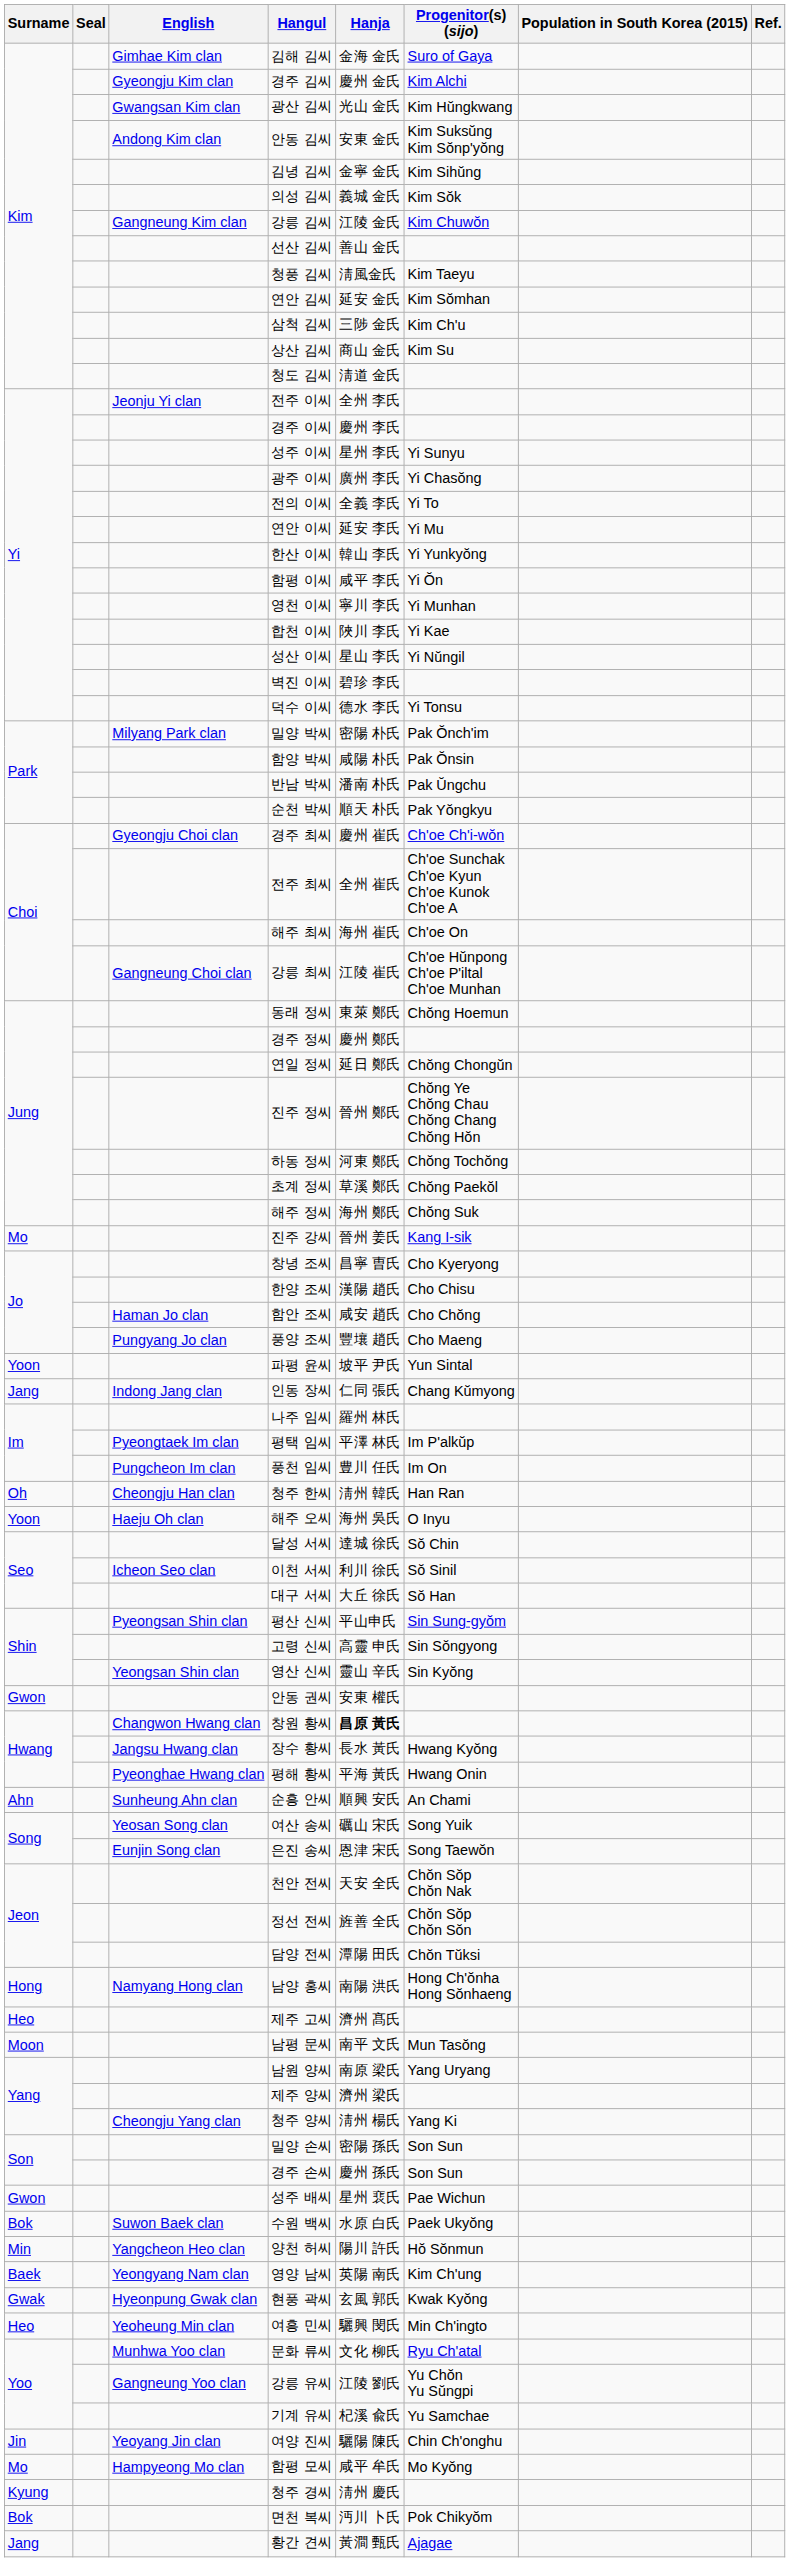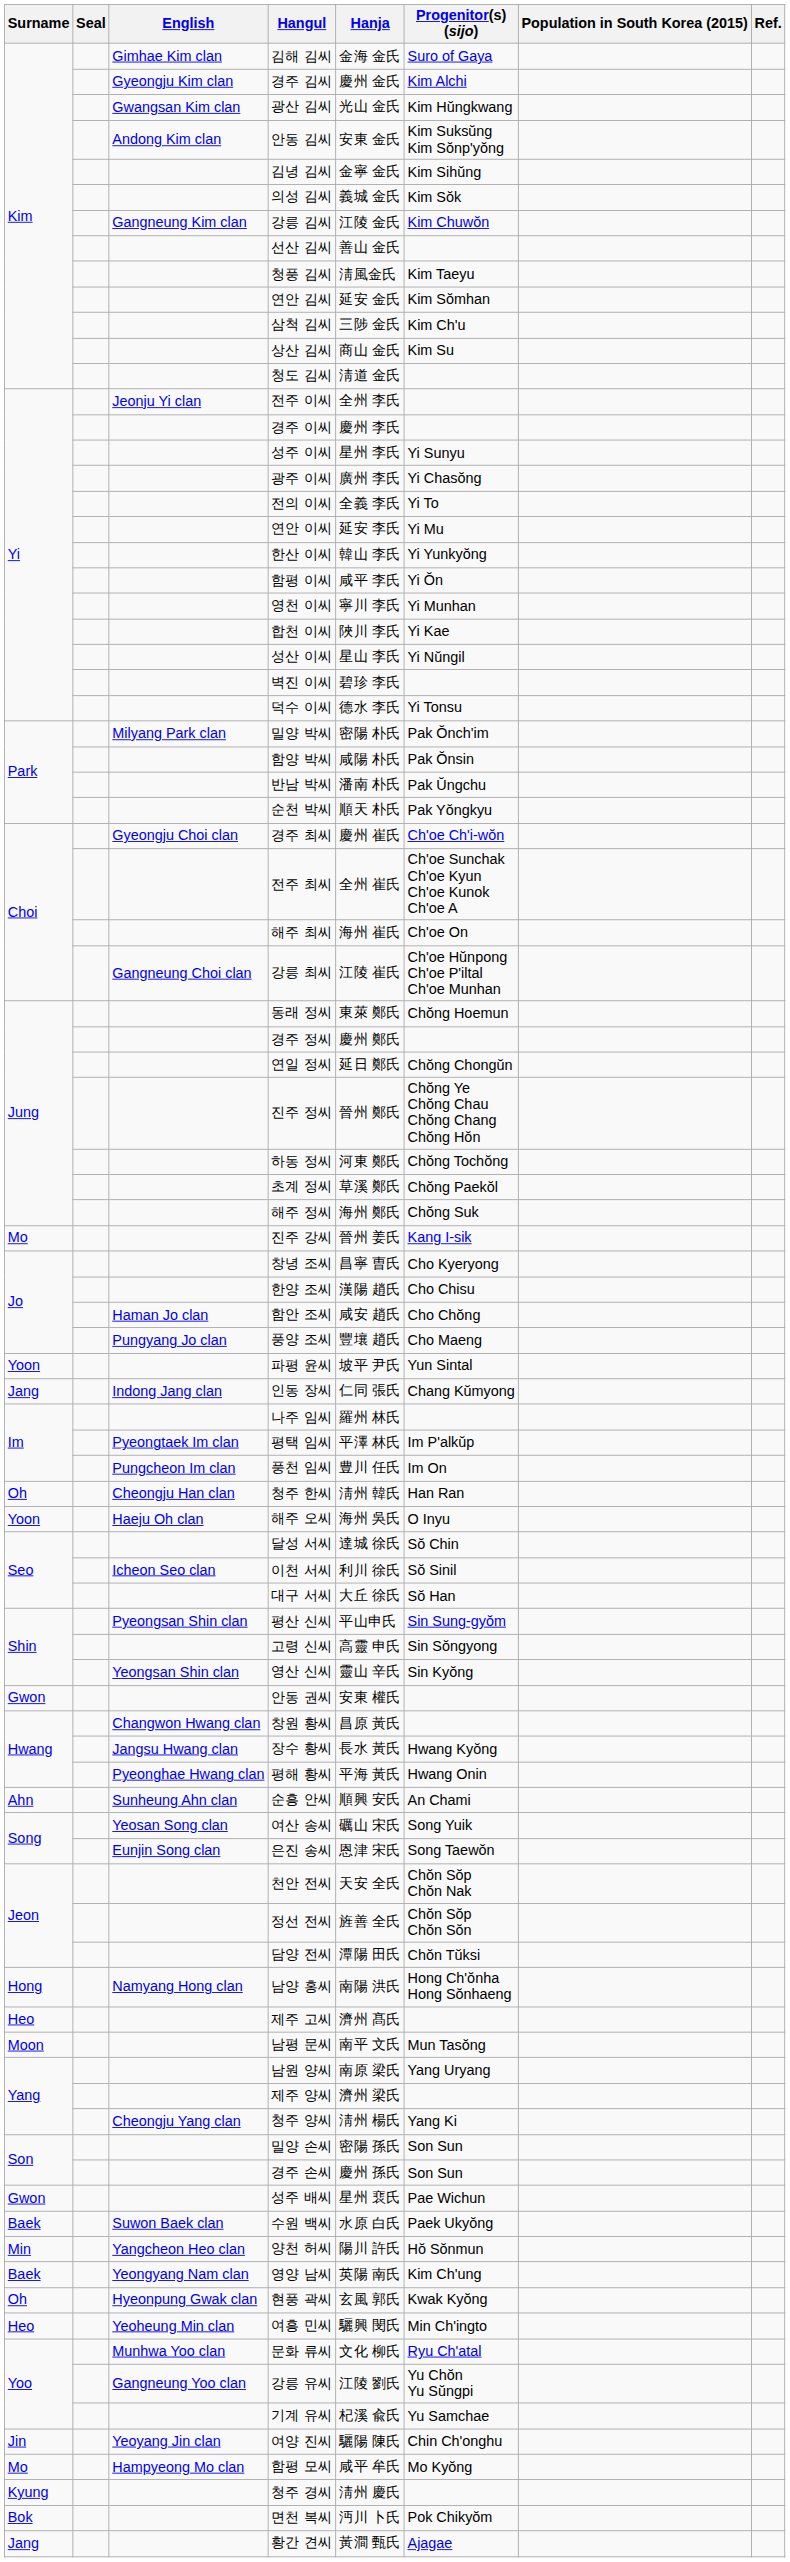(370, 1723) bold -> (370, 1723) normal
(20, 2223) Bok -> (24, 2223) Baek
(26, 2300) Gwak -> (17, 2300) Oh
